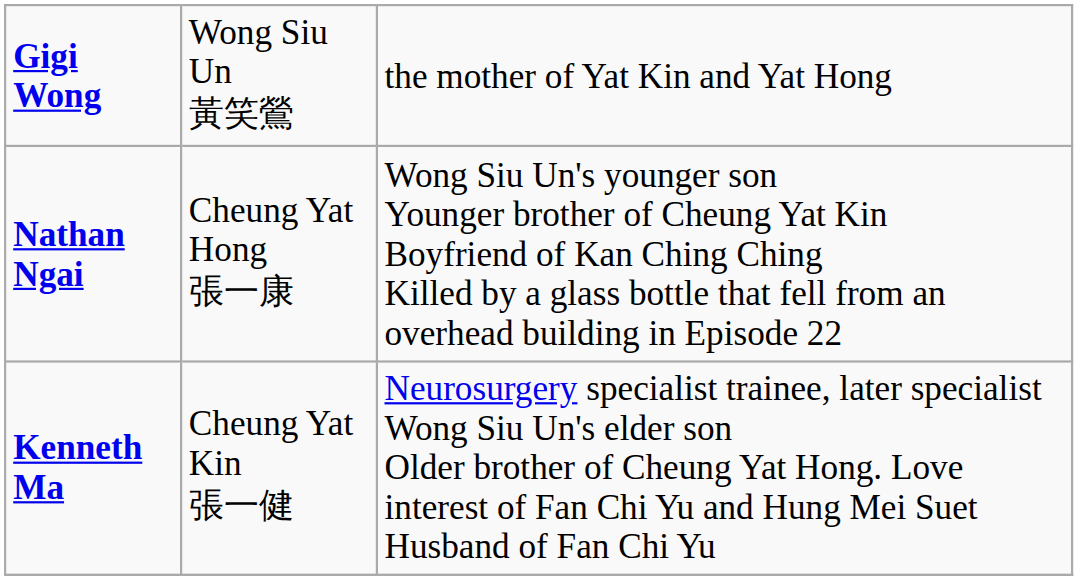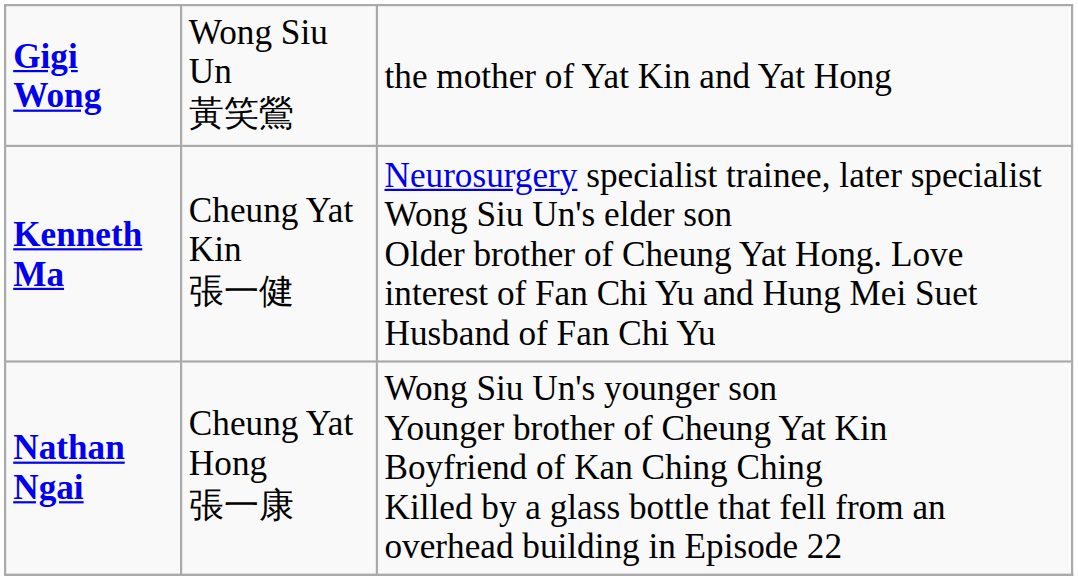rows swapped: (78, 467) <-> (69, 253)
